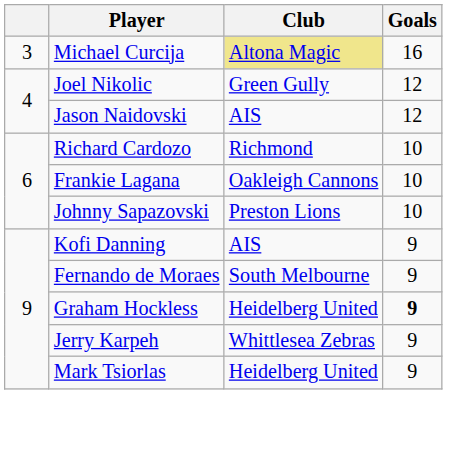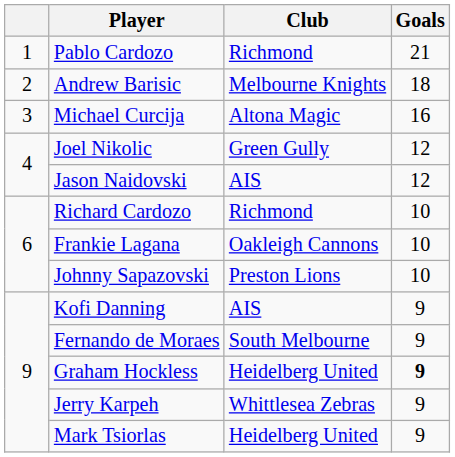+ row: (113, 52)
+ row: (117, 84)
(285, 52) khaki background -> (285, 116) no background
